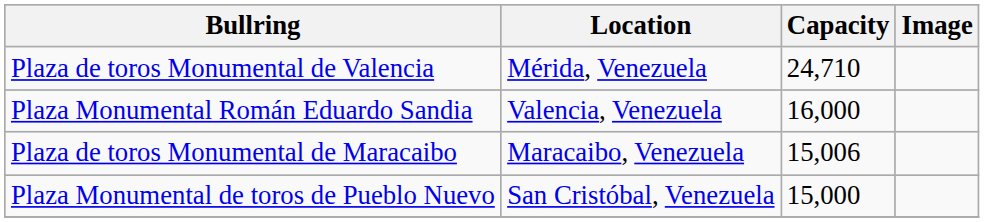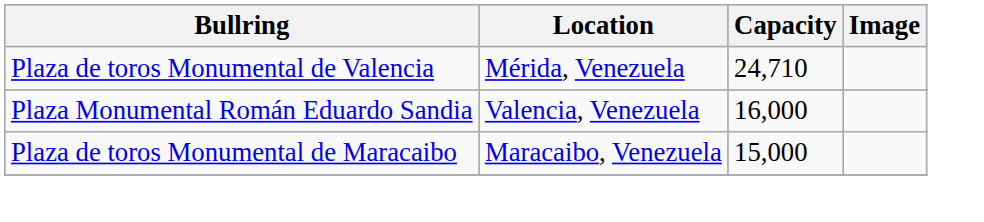(824, 152) 15,006 -> (771, 152) 15,000
- row: (253, 195)
